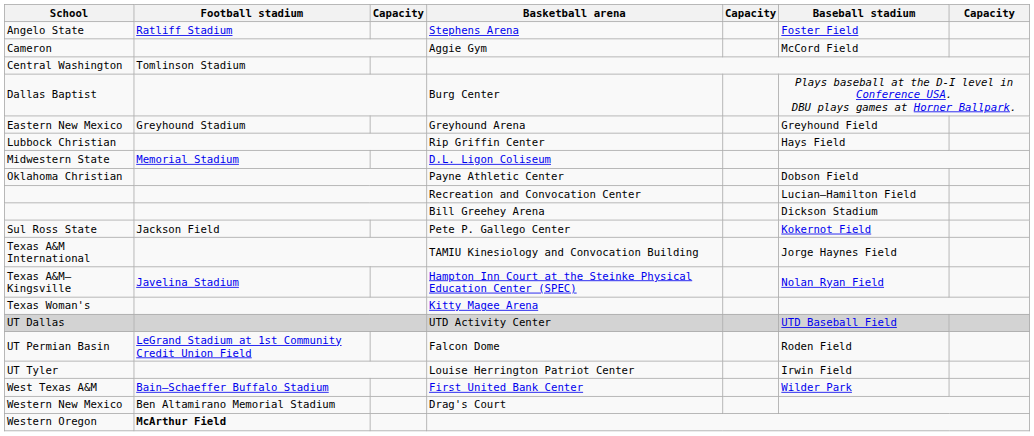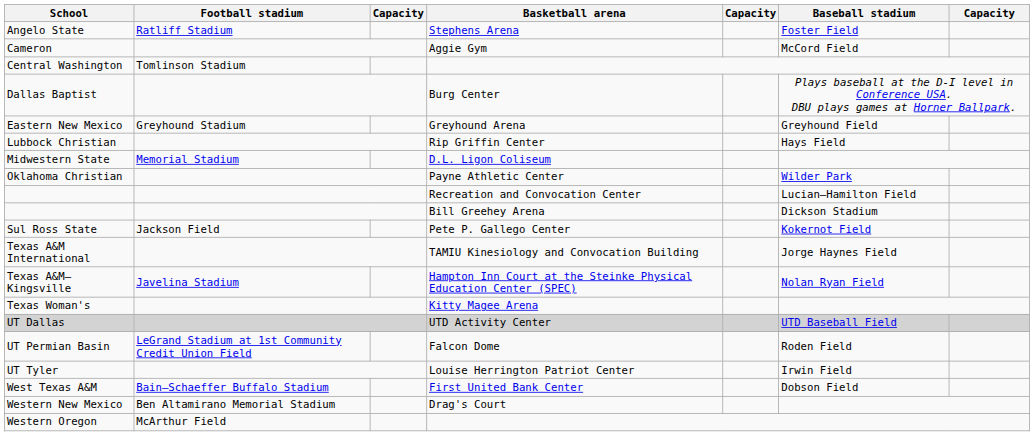(820, 177) Dobson Field -> (817, 177) Wilder Park
(817, 387) Wilder Park -> (820, 387) Dobson Field
(181, 422) bold -> (181, 422) normal
